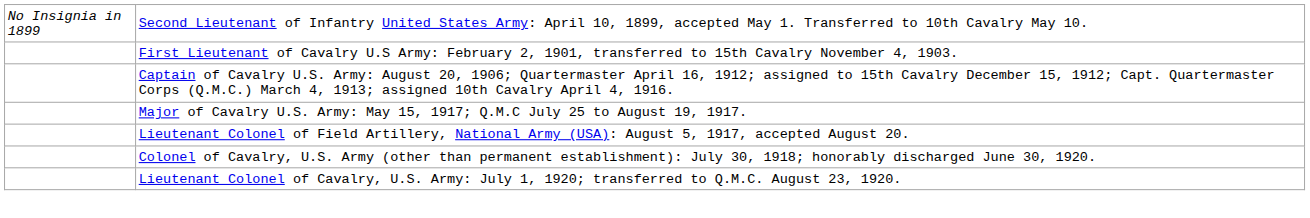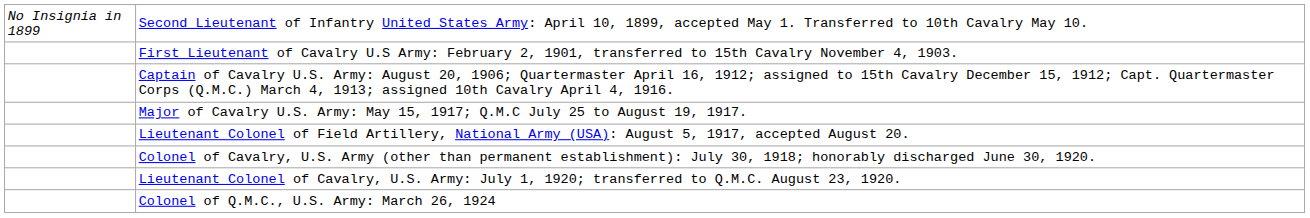+ row: (317, 201)
